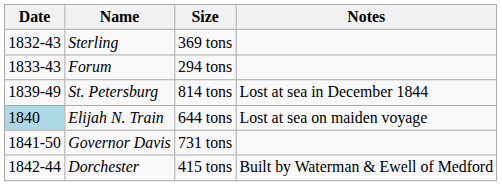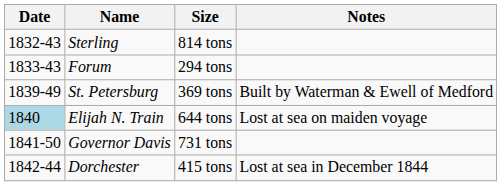(205, 42) 369 tons -> (205, 42) 814 tons
(205, 92) 814 tons -> (205, 92) 369 tons
(334, 92) Lost at sea in December 1844 -> (366, 92) Built by Waterman & Ewell of Medford
(366, 167) Built by Waterman & Ewell of Medford -> (334, 167) Lost at sea in December 1844
